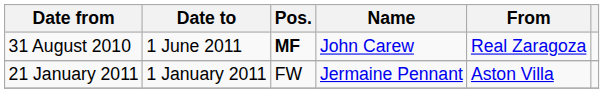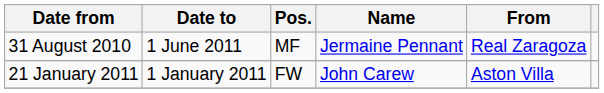(287, 46) bold -> (287, 46) normal
(367, 46) John Carew -> (391, 46) Jermaine Pennant
(391, 74) Jermaine Pennant -> (367, 74) John Carew
